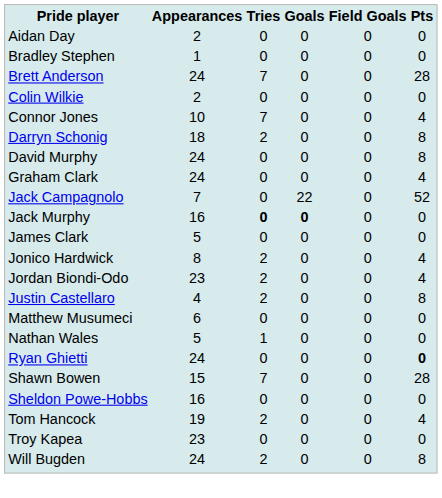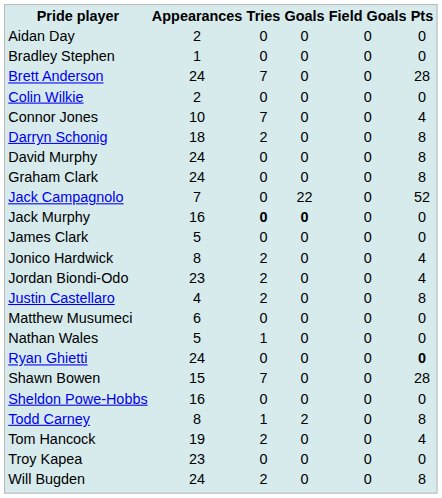(422, 177) 4 -> (422, 177) 8
+ row: (49, 419)
